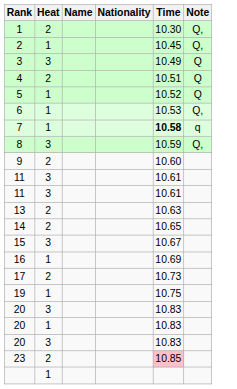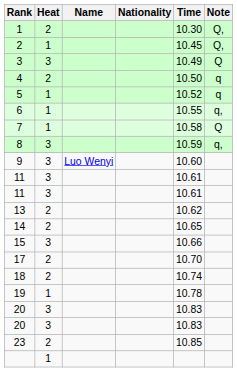(168, 78) 10.51 -> (189, 78) 10.50
(198, 78) Q -> (218, 78) q
(198, 95) Q -> (218, 95) q
(168, 111) 10.53 -> (189, 111) 10.55
(198, 111) Q, -> (218, 111) q,
(168, 128) bold -> (189, 128) normal
(198, 128) q -> (218, 128) Q
(198, 144) Q, -> (218, 144) q,
- row: (19, 161)
+ row: (19, 161)
(168, 210) 10.63 -> (189, 210) 10.62
(168, 243) 10.67 -> (189, 243) 10.66
- row: (19, 260)
(168, 276) 10.73 -> (189, 260) 10.70
+ row: (19, 276)
(168, 293) 10.75 -> (189, 293) 10.78
- row: (19, 326)
(168, 359) pink background -> (189, 342) no background
